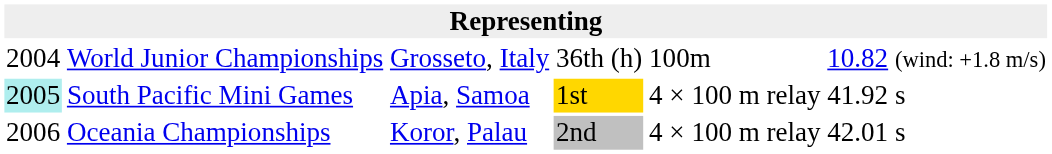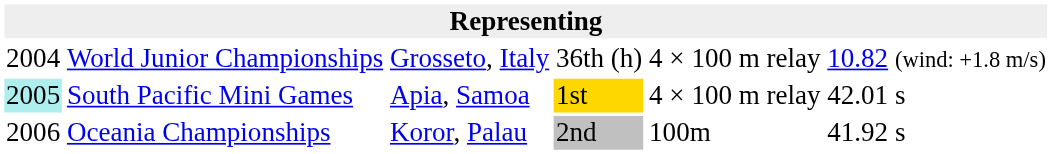(680, 58) 100m -> (735, 58) 4 × 100 m relay
(866, 95) 41.92 s -> (866, 95) 42.01 s
(735, 132) 4 × 100 m relay -> (680, 132) 100m
(866, 132) 42.01 s -> (866, 132) 41.92 s
